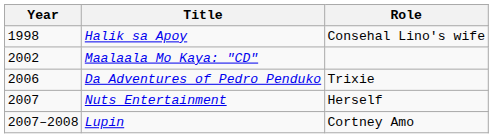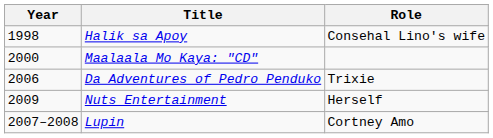(23, 58) 2002 -> (23, 58) 2000
(23, 101) 2007 -> (23, 101) 2009
